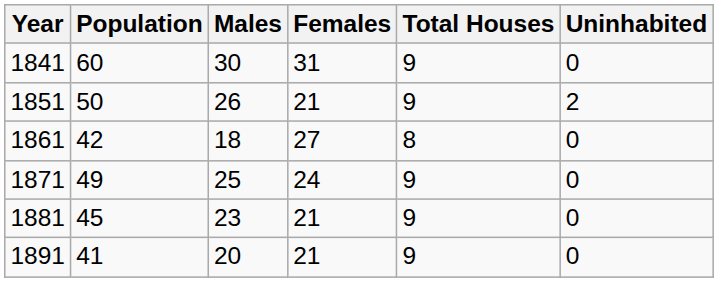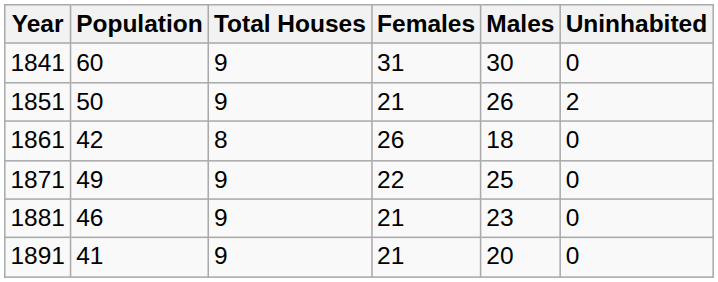columns swapped: (248, 23) <-> (478, 23)
(307, 140) 27 -> (391, 140) 26
(307, 179) 24 -> (391, 179) 22
(90, 218) 45 -> (90, 218) 46
